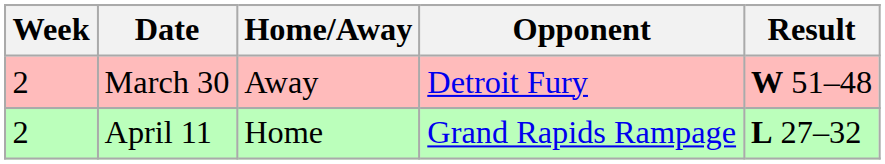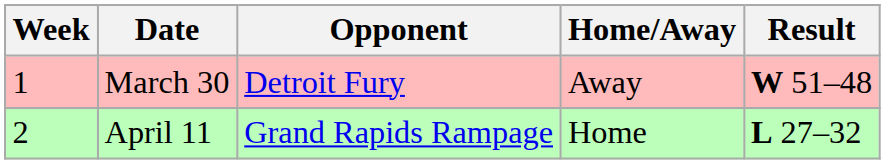columns swapped: (582, 30) <-> (328, 30)
(21, 81) 2 -> (21, 81) 1
